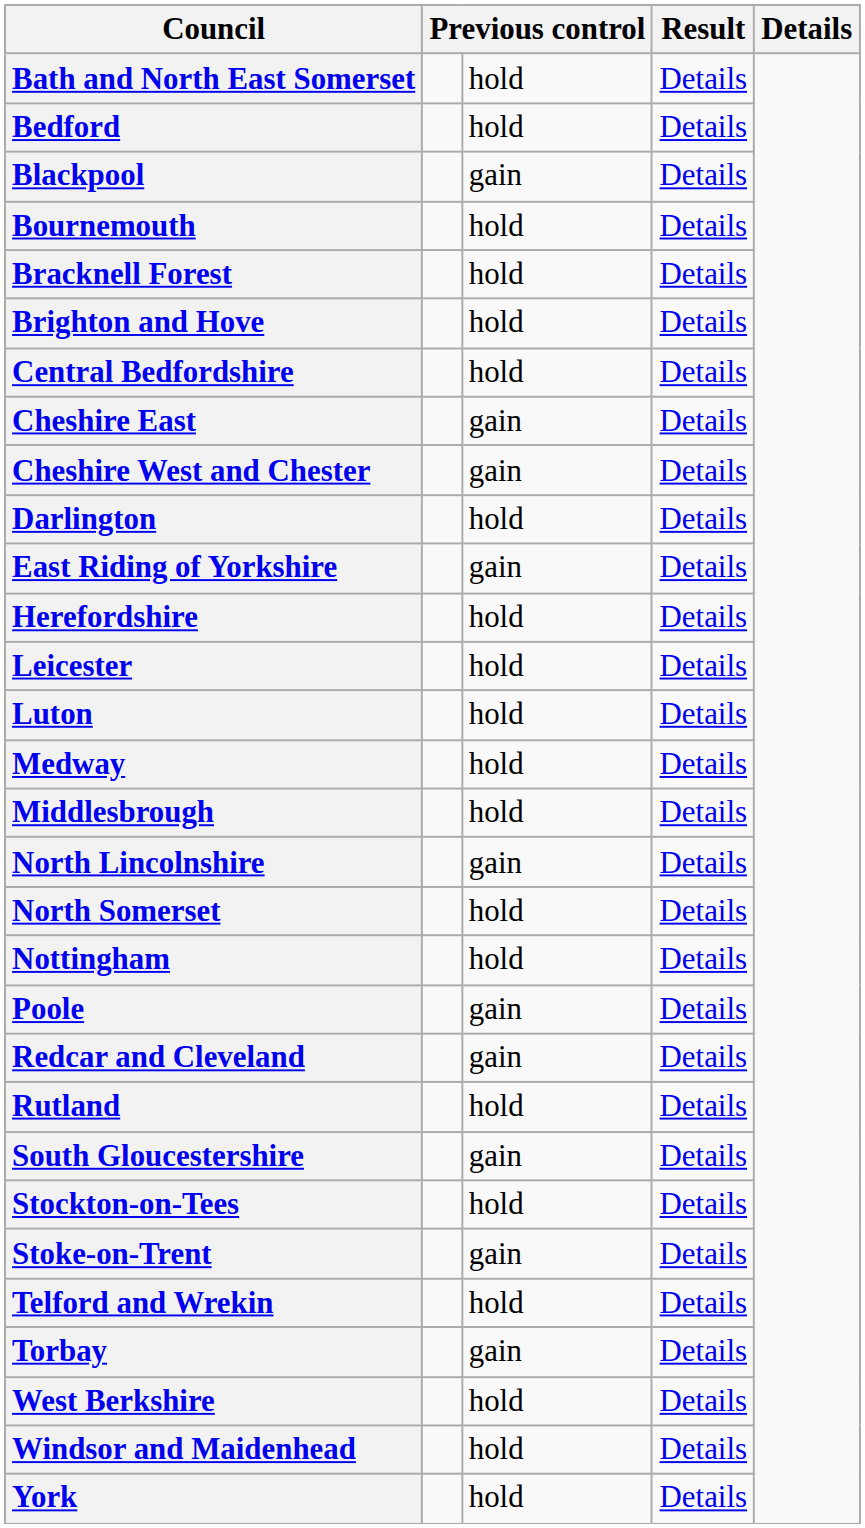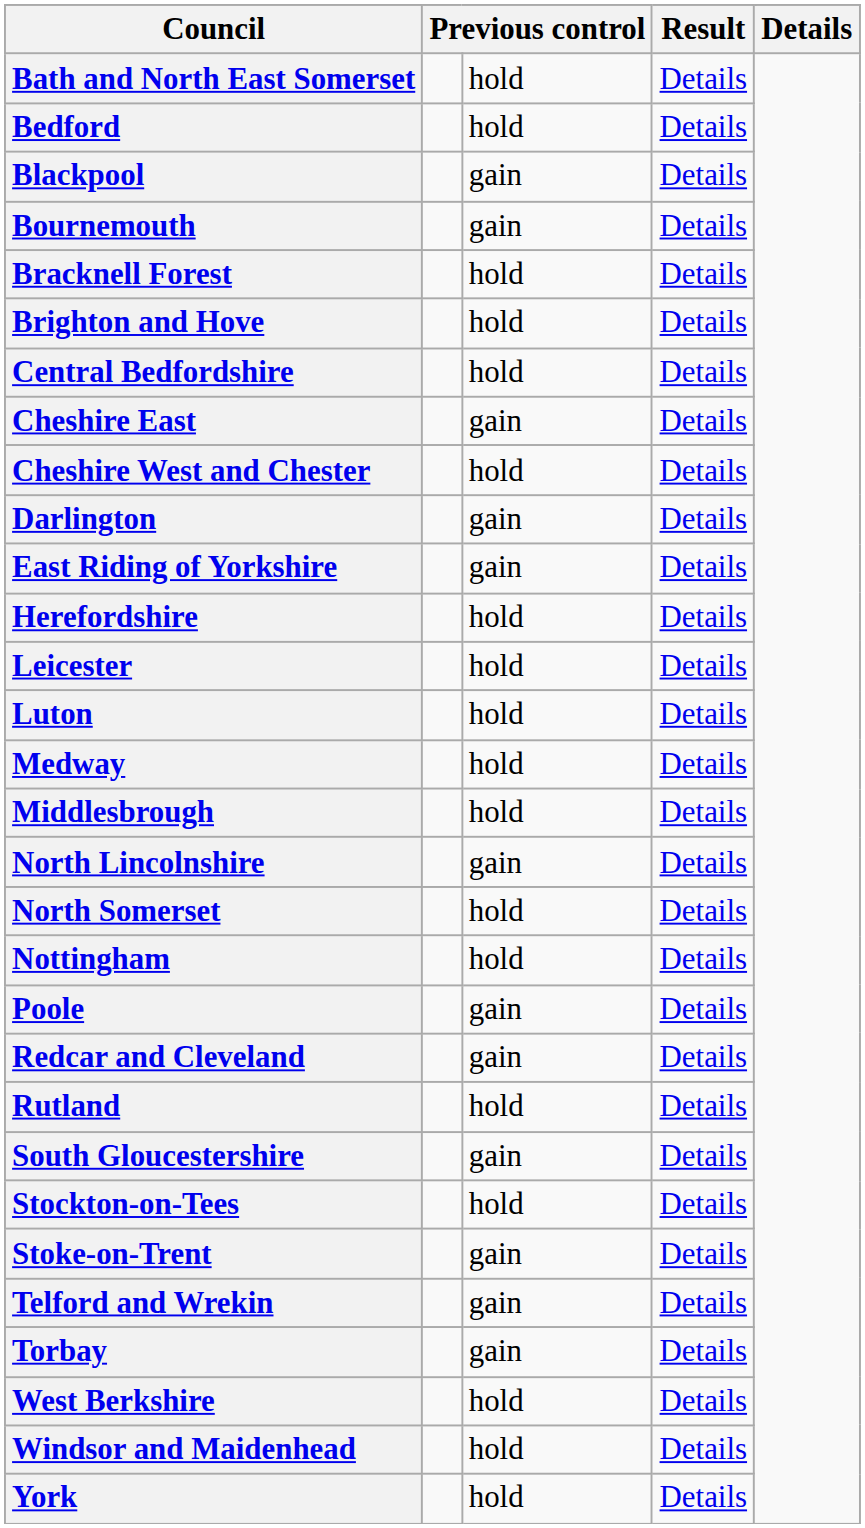(496, 224) hold -> (495, 224) gain
(495, 469) gain -> (496, 469) hold
(496, 518) hold -> (495, 518) gain
(496, 1302) hold -> (495, 1302) gain
